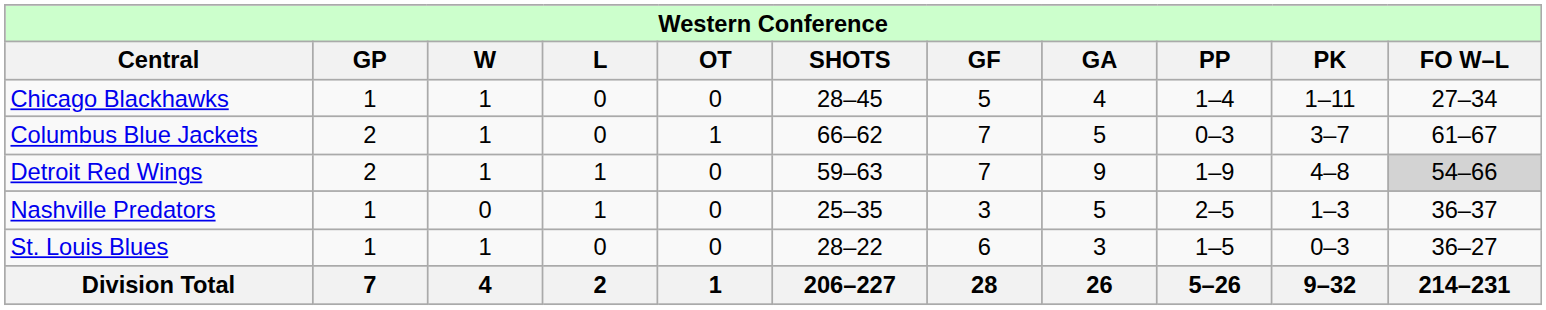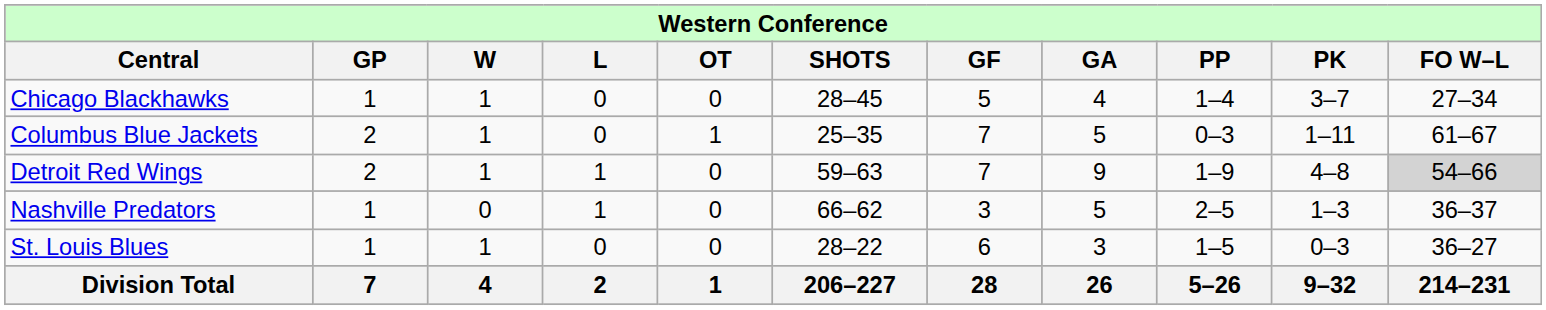(1330, 98) 1–11 -> (1330, 98) 3–7
(850, 135) 66–62 -> (850, 135) 25–35
(1330, 135) 3–7 -> (1330, 135) 1–11
(850, 210) 25–35 -> (850, 210) 66–62
